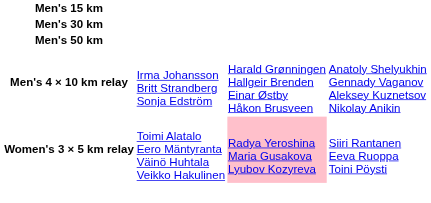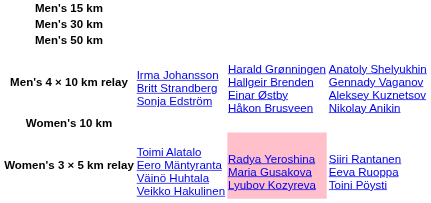+ row: (69, 123)
